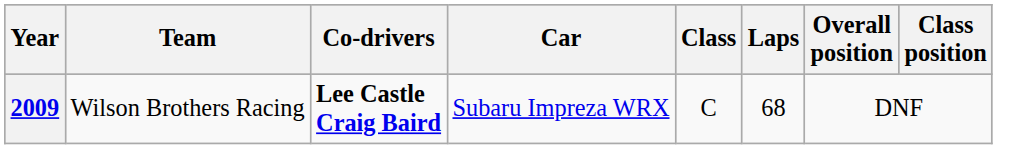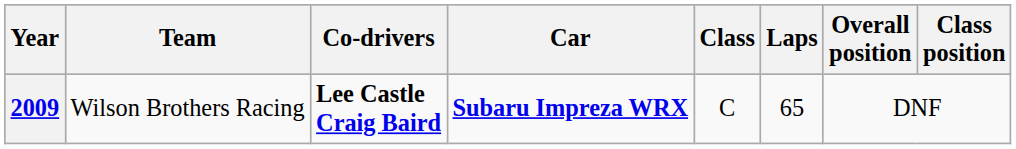(561, 108) normal -> (570, 108) bold
(773, 108) 68 -> (792, 108) 65
